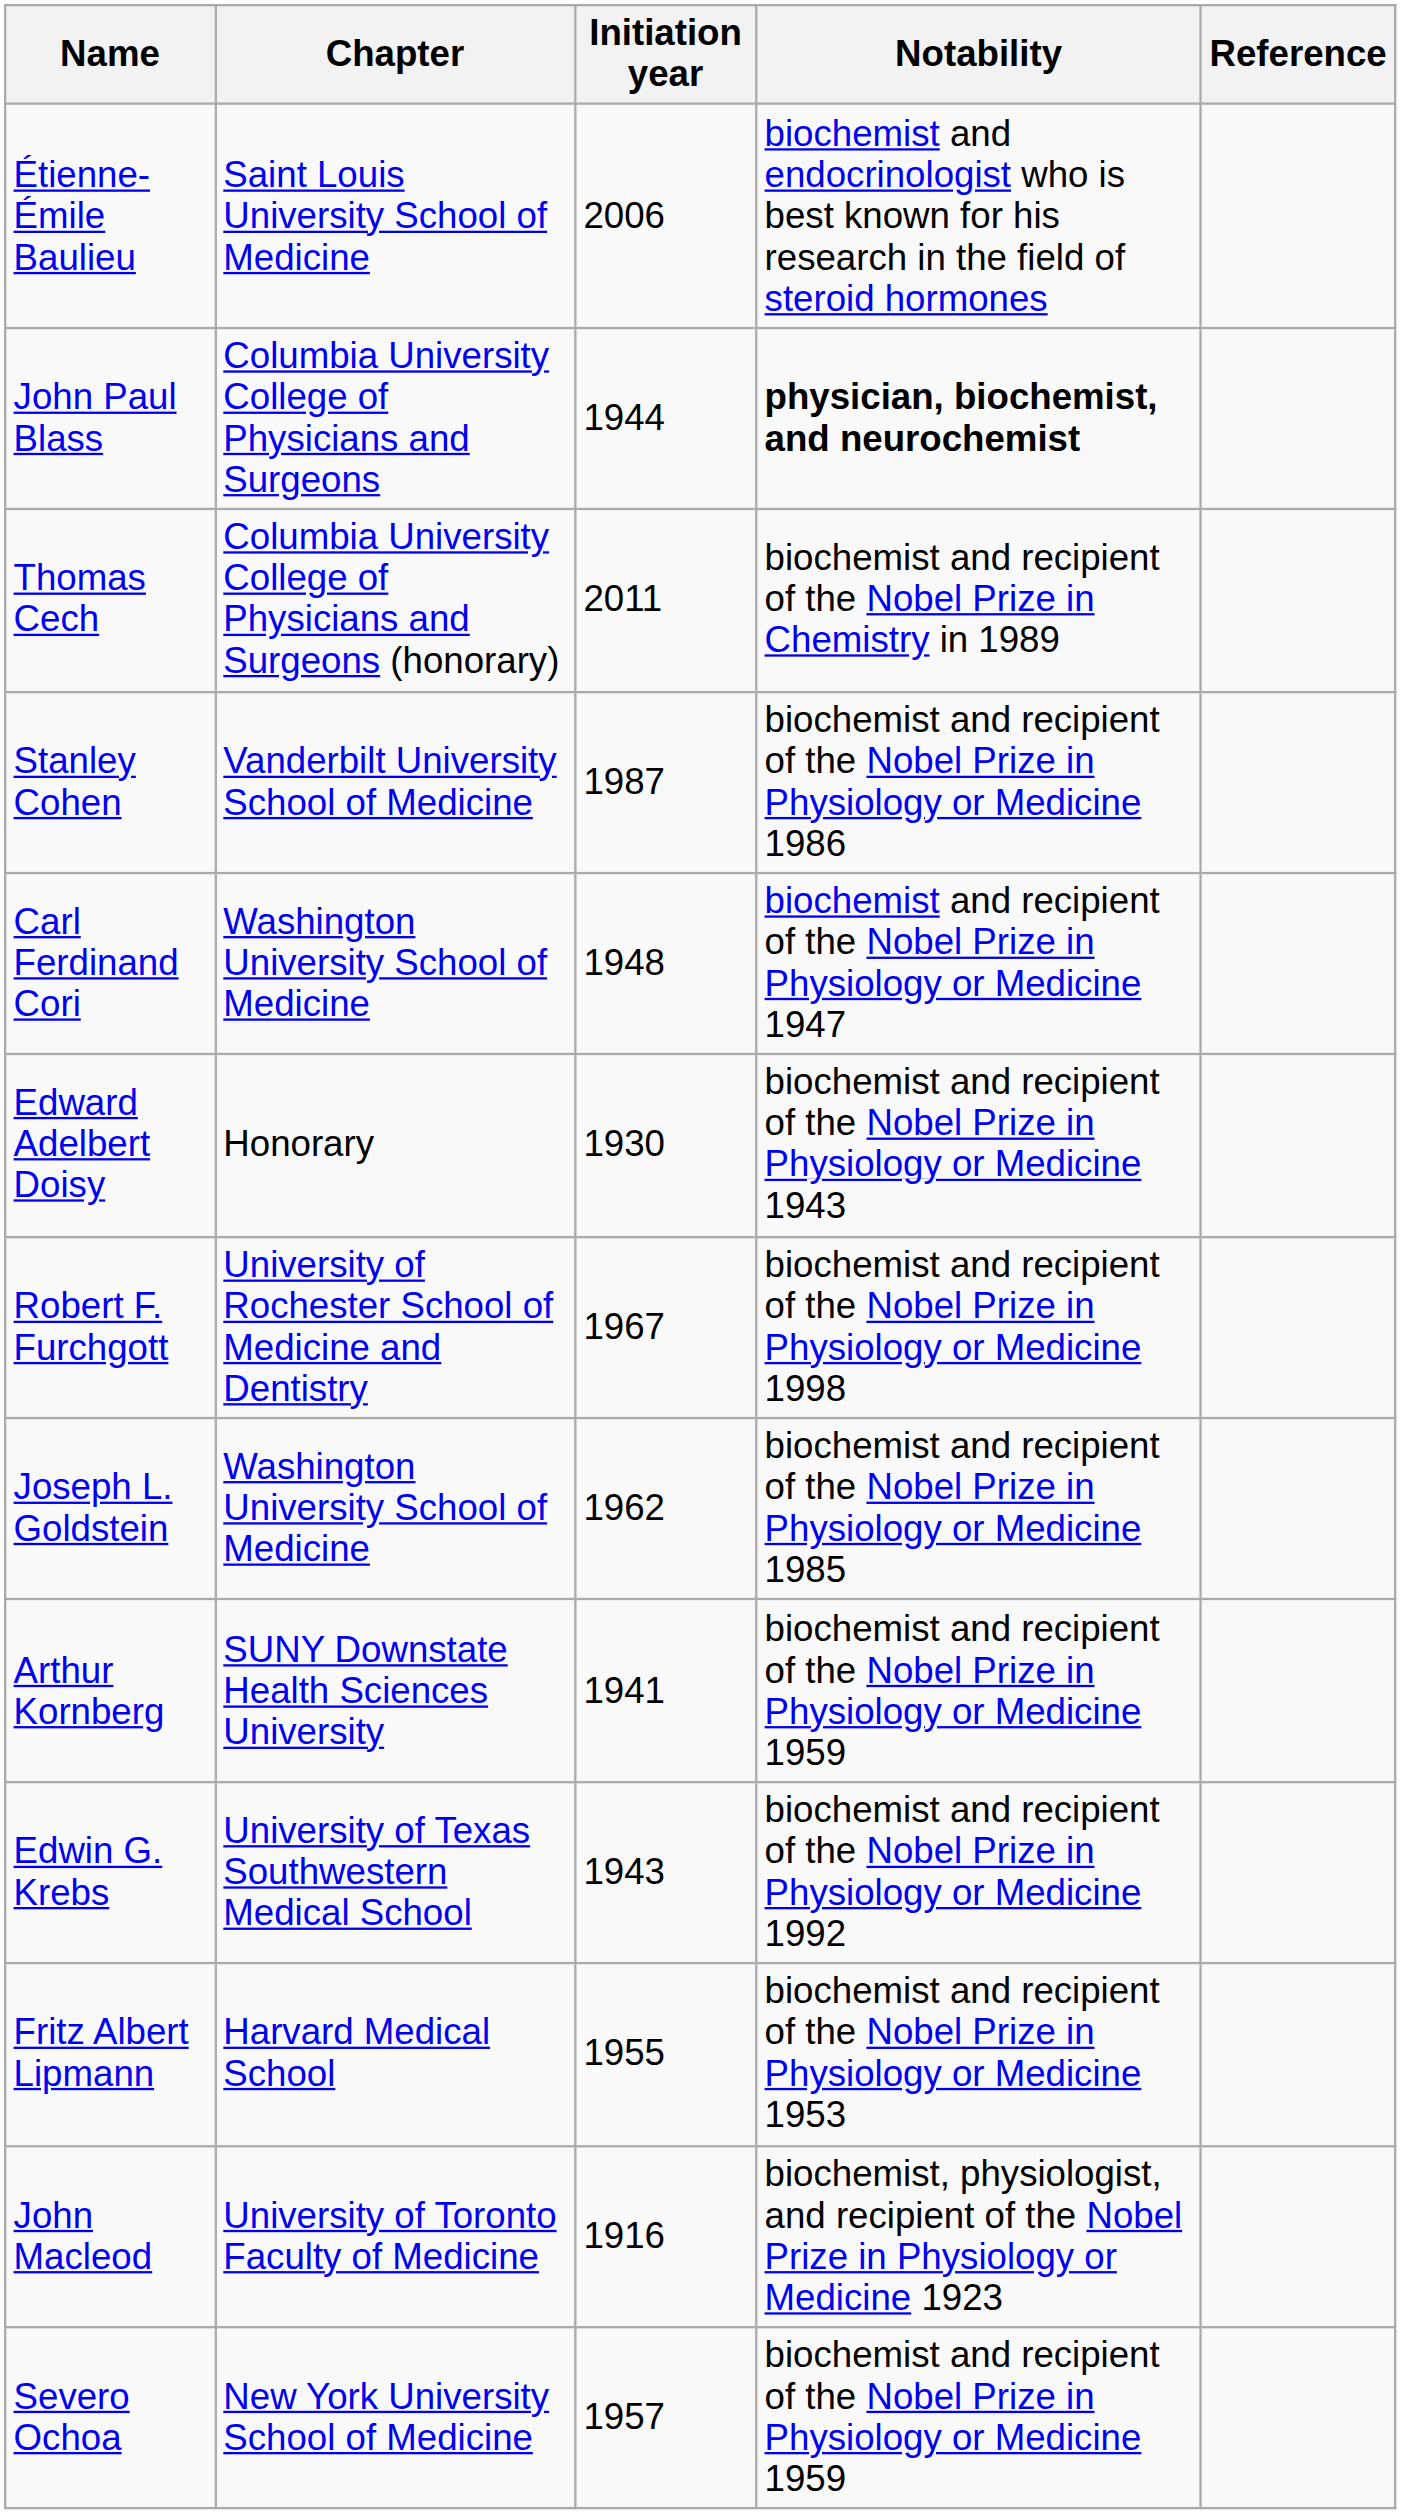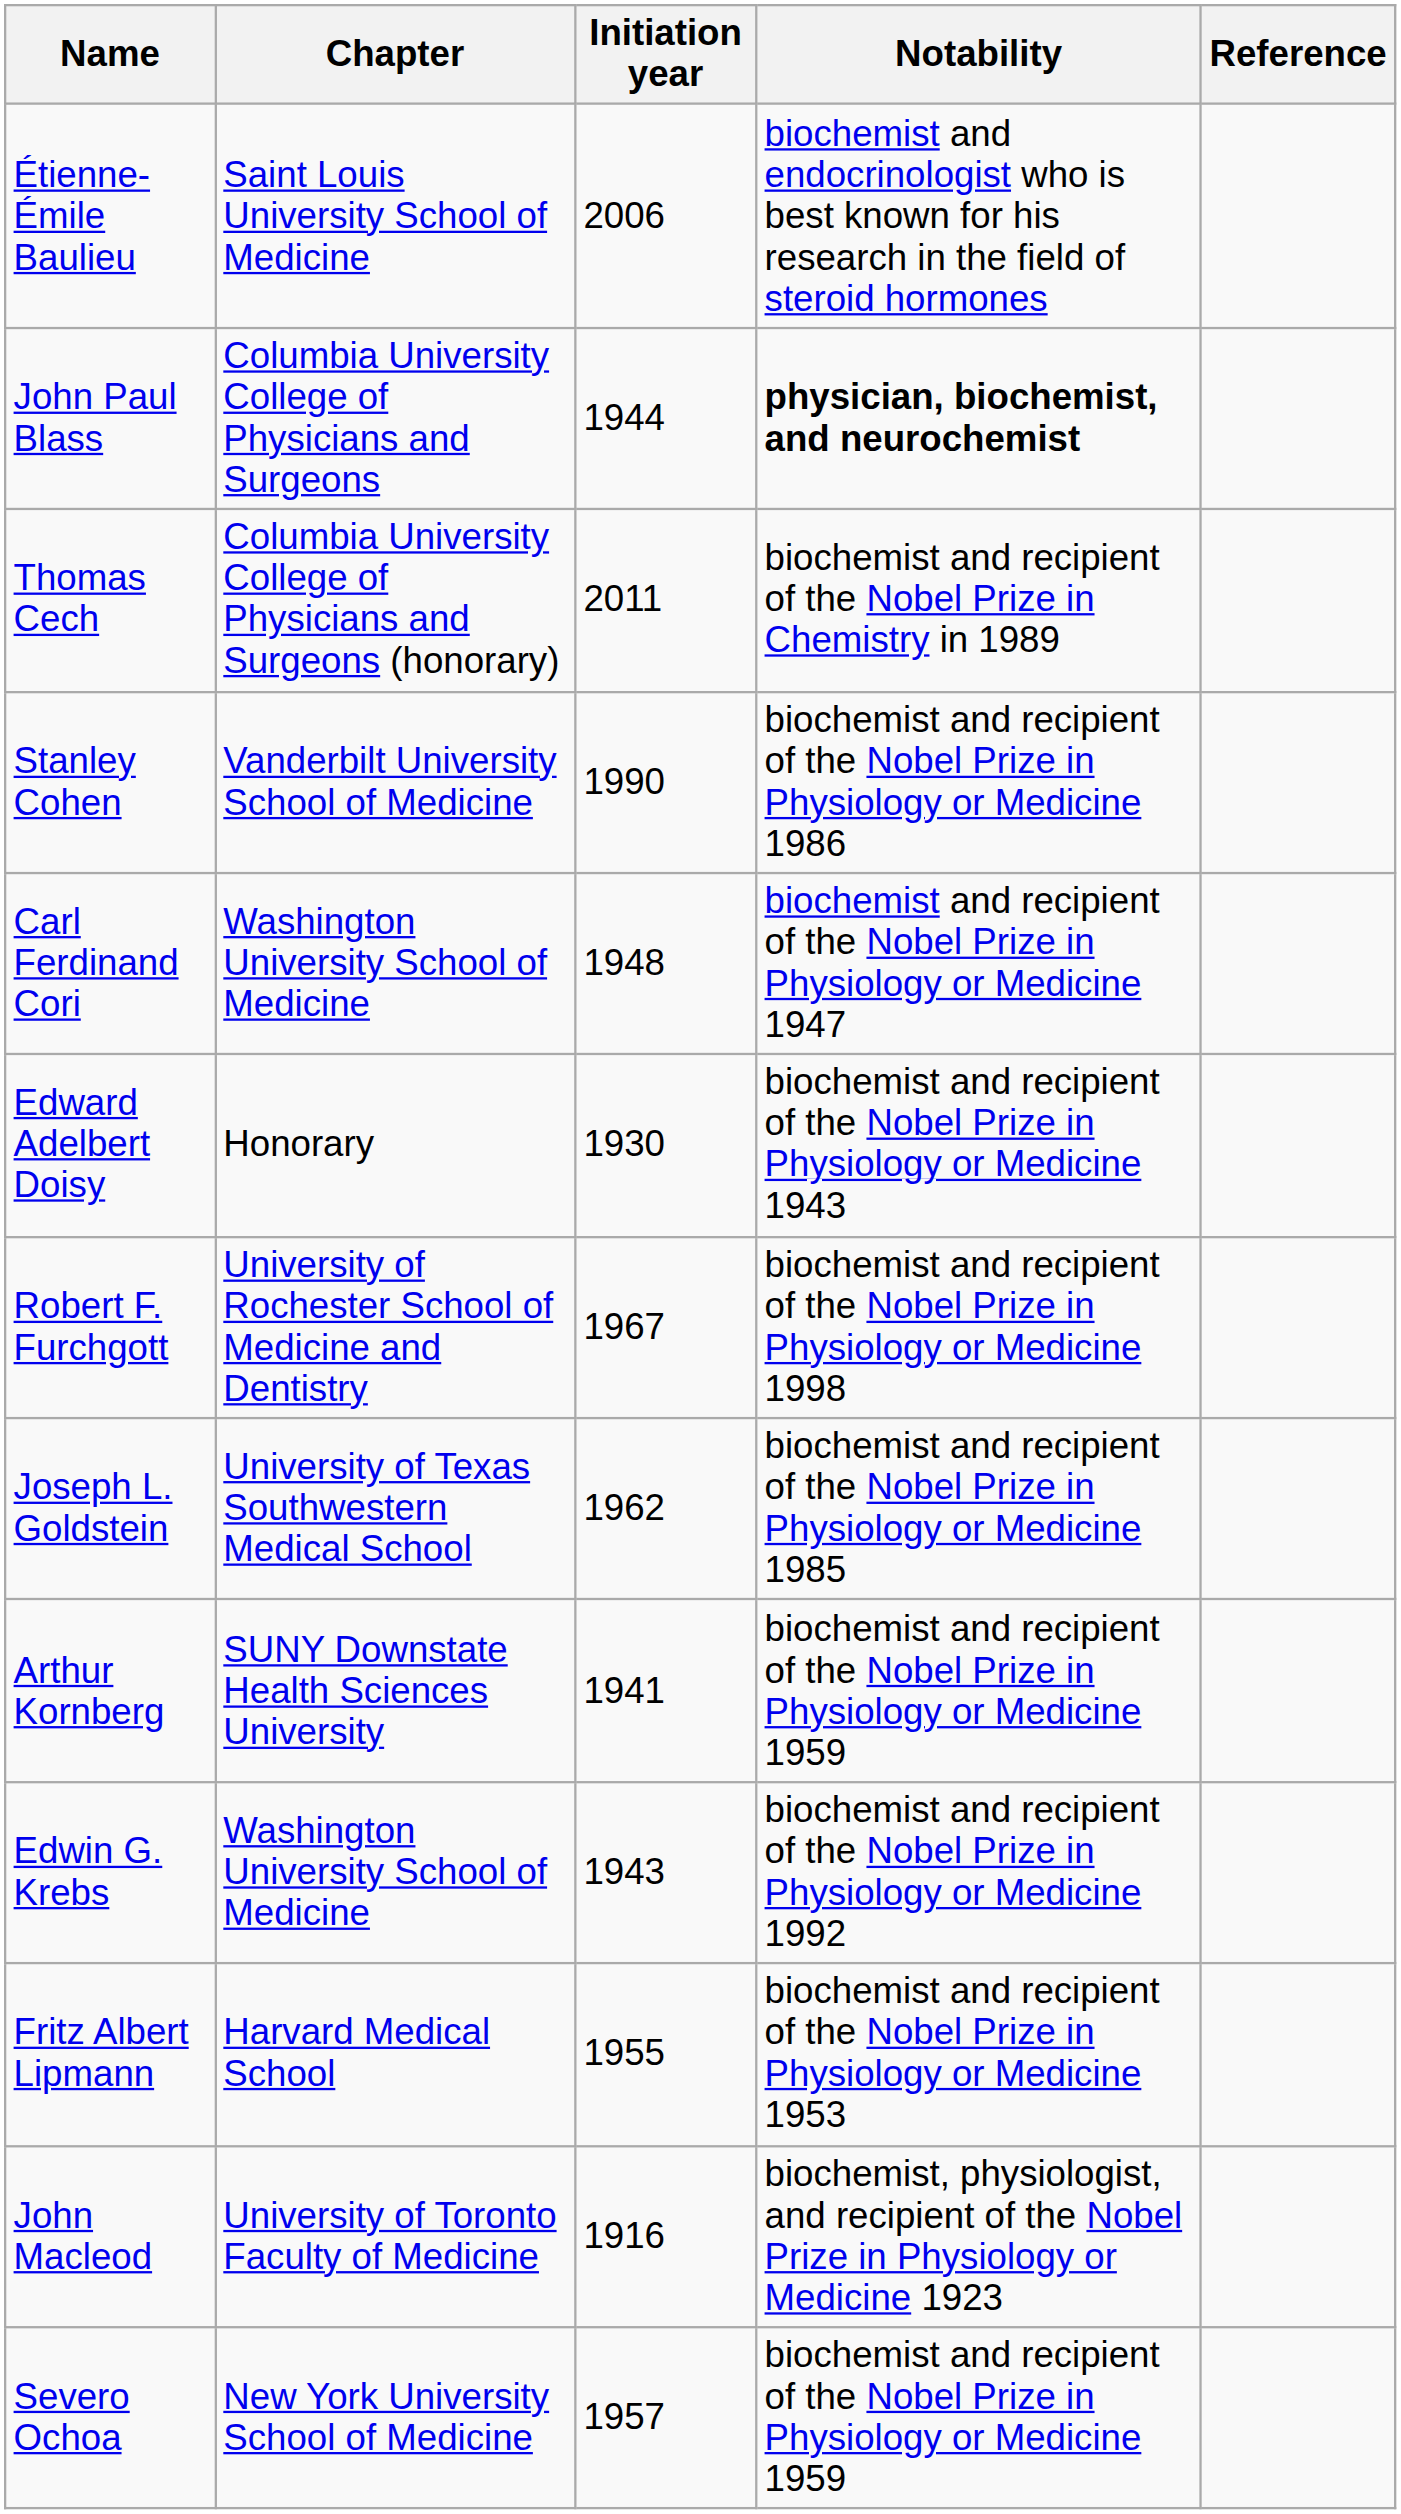(624, 781) 1987 -> (624, 781) 1990
(385, 1508) Washington University School of Medicine -> (377, 1508) University of Texas Southwestern Medical School
(377, 1871) University of Texas Southwestern Medical School -> (385, 1871) Washington University School of Medicine
